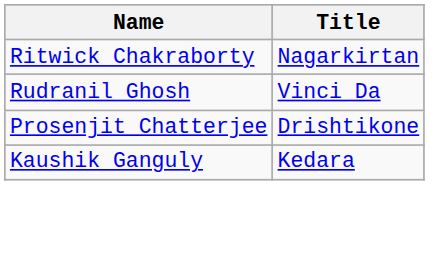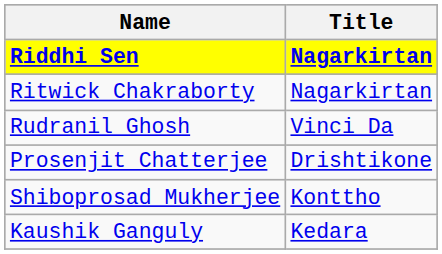+ row: (74, 57)
+ row: (145, 197)
